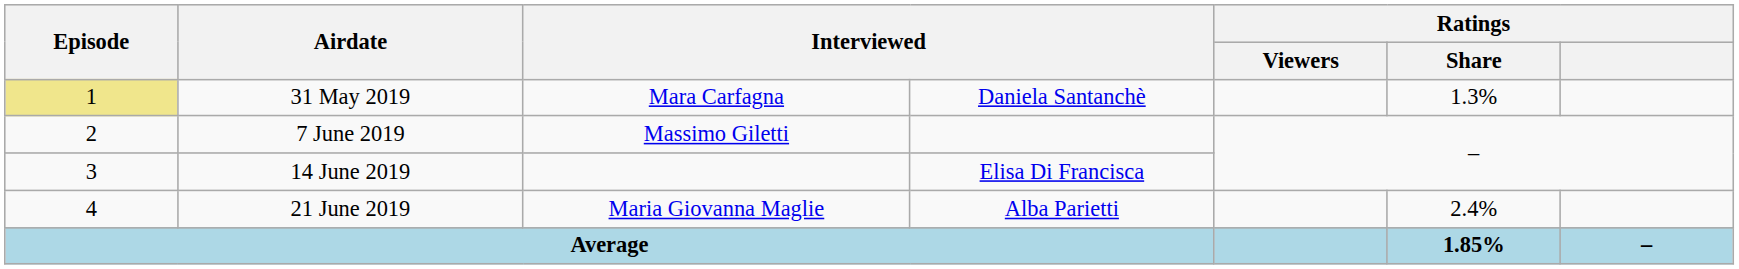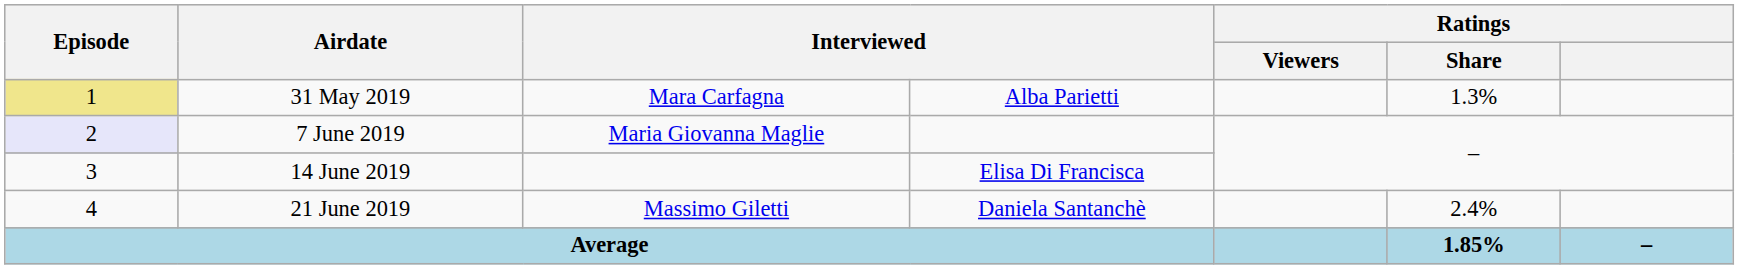(1062, 97) Daniela Santanchè -> (1062, 97) Alba Parietti
(91, 134) no background -> (91, 134) lavender background
(716, 134) Massimo Giletti -> (716, 134) Maria Giovanna Maglie
(716, 208) Maria Giovanna Maglie -> (716, 208) Massimo Giletti
(1062, 208) Alba Parietti -> (1062, 208) Daniela Santanchè
